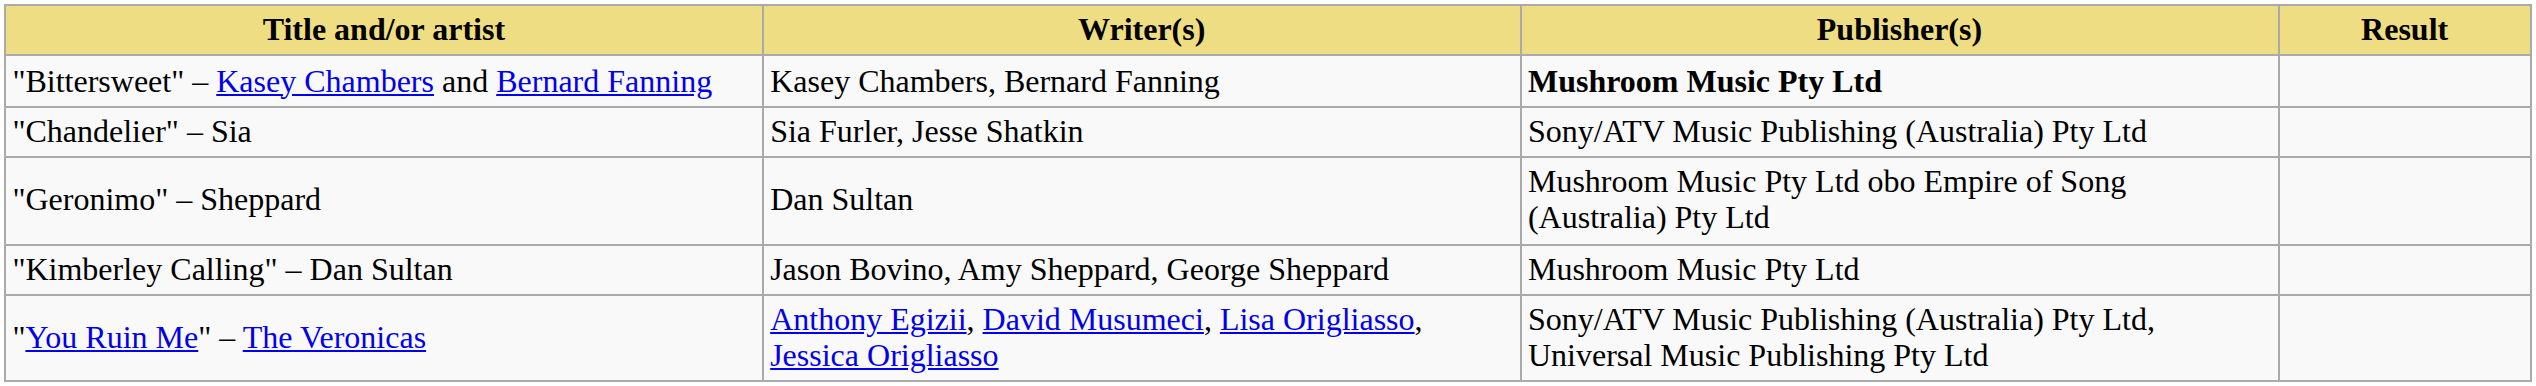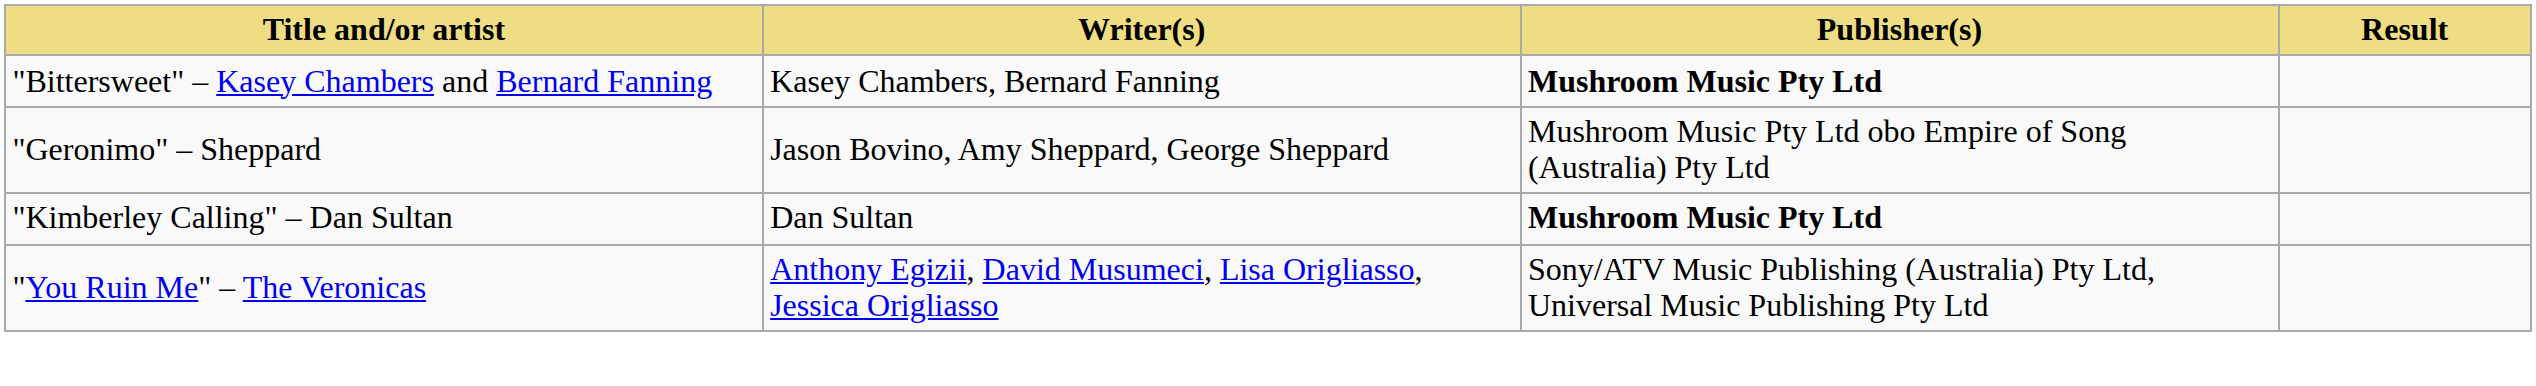- row: (132, 131)
(842, 200) Dan Sultan -> (1080, 149) Jason Bovino, Amy Sheppard, George Sheppard
(1080, 268) Jason Bovino, Amy Sheppard, George Sheppard -> (842, 218) Dan Sultan
(1694, 268) normal -> (1705, 218) bold
